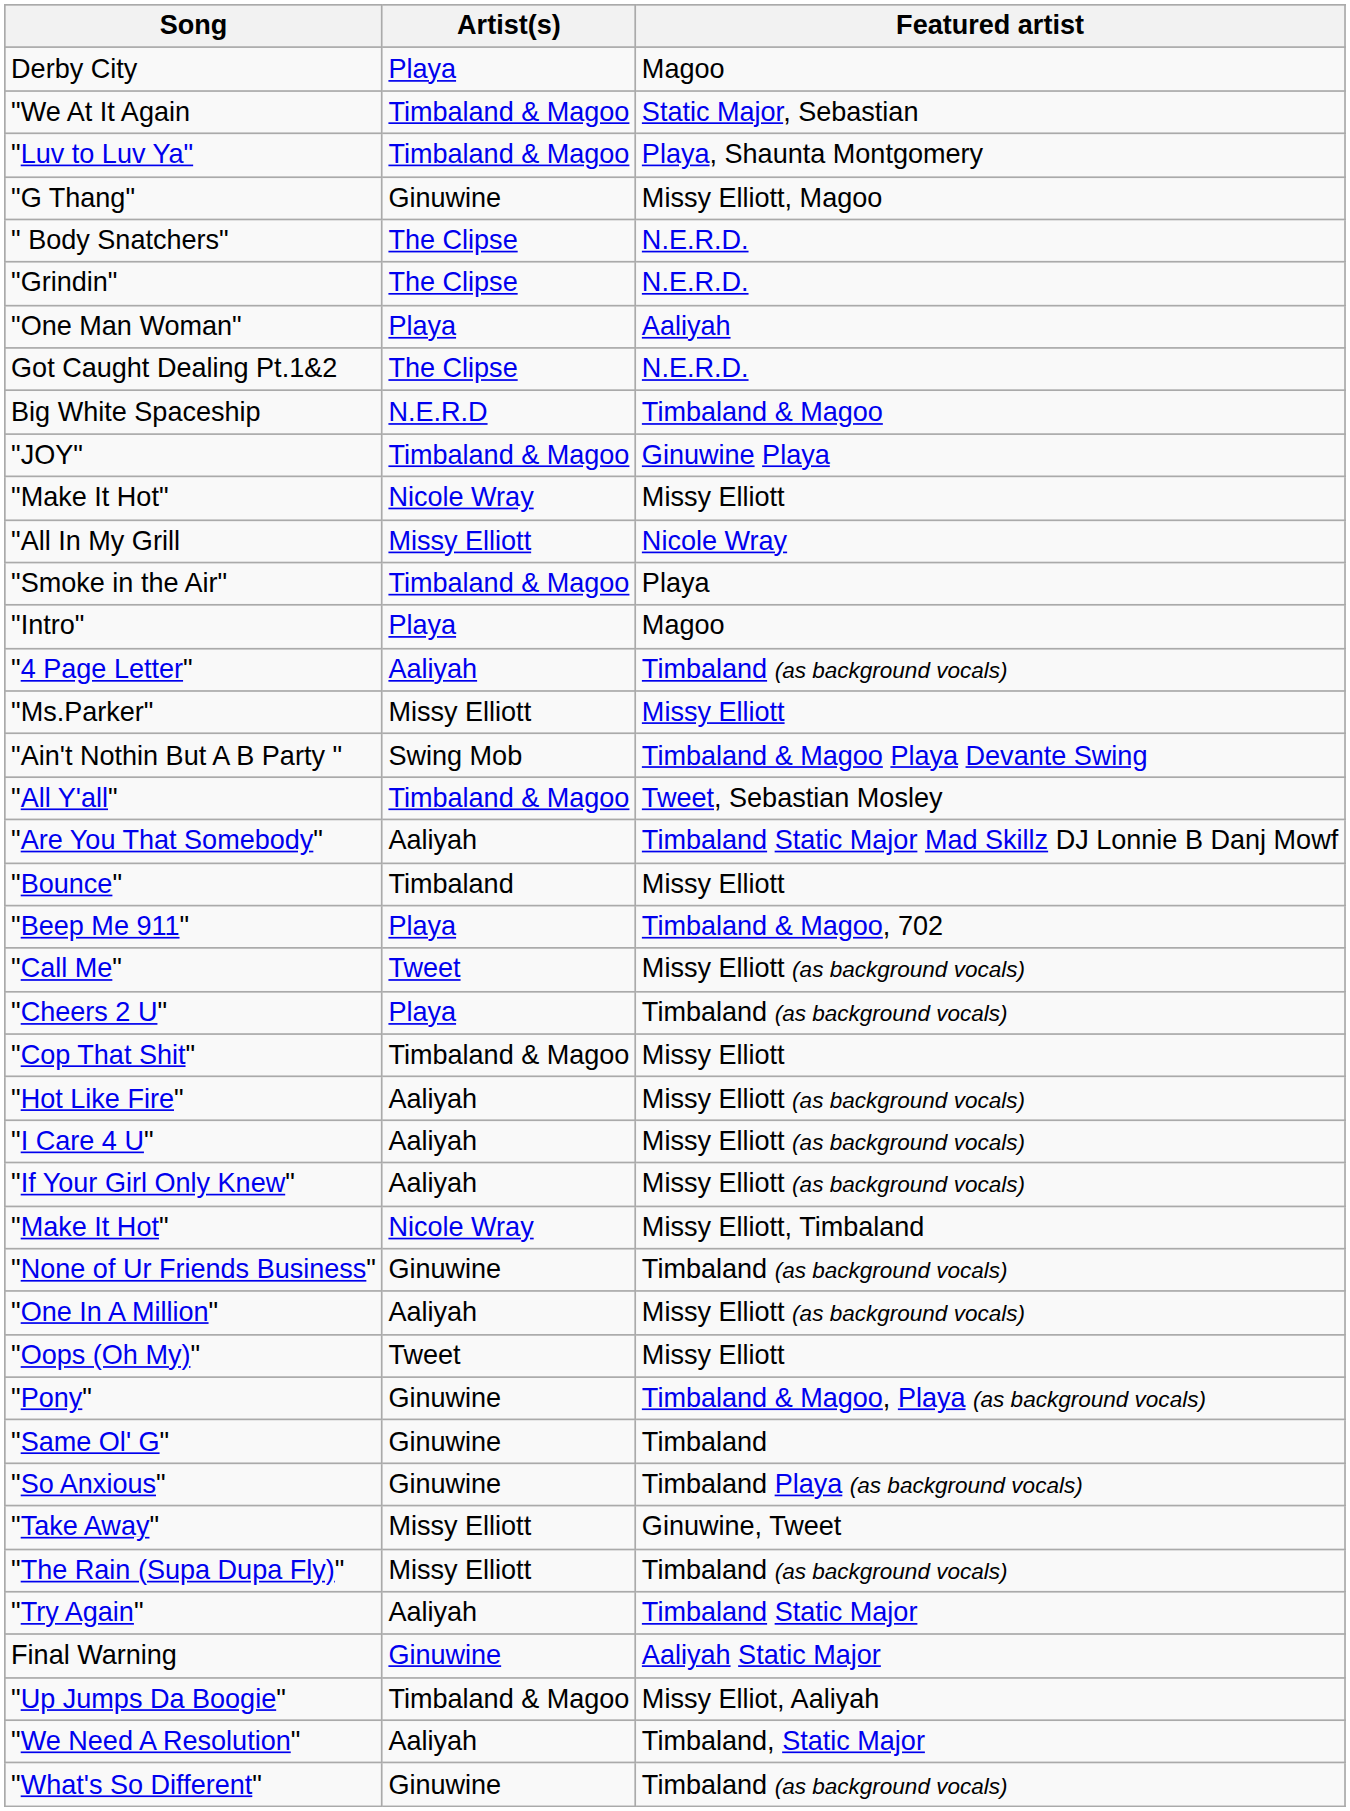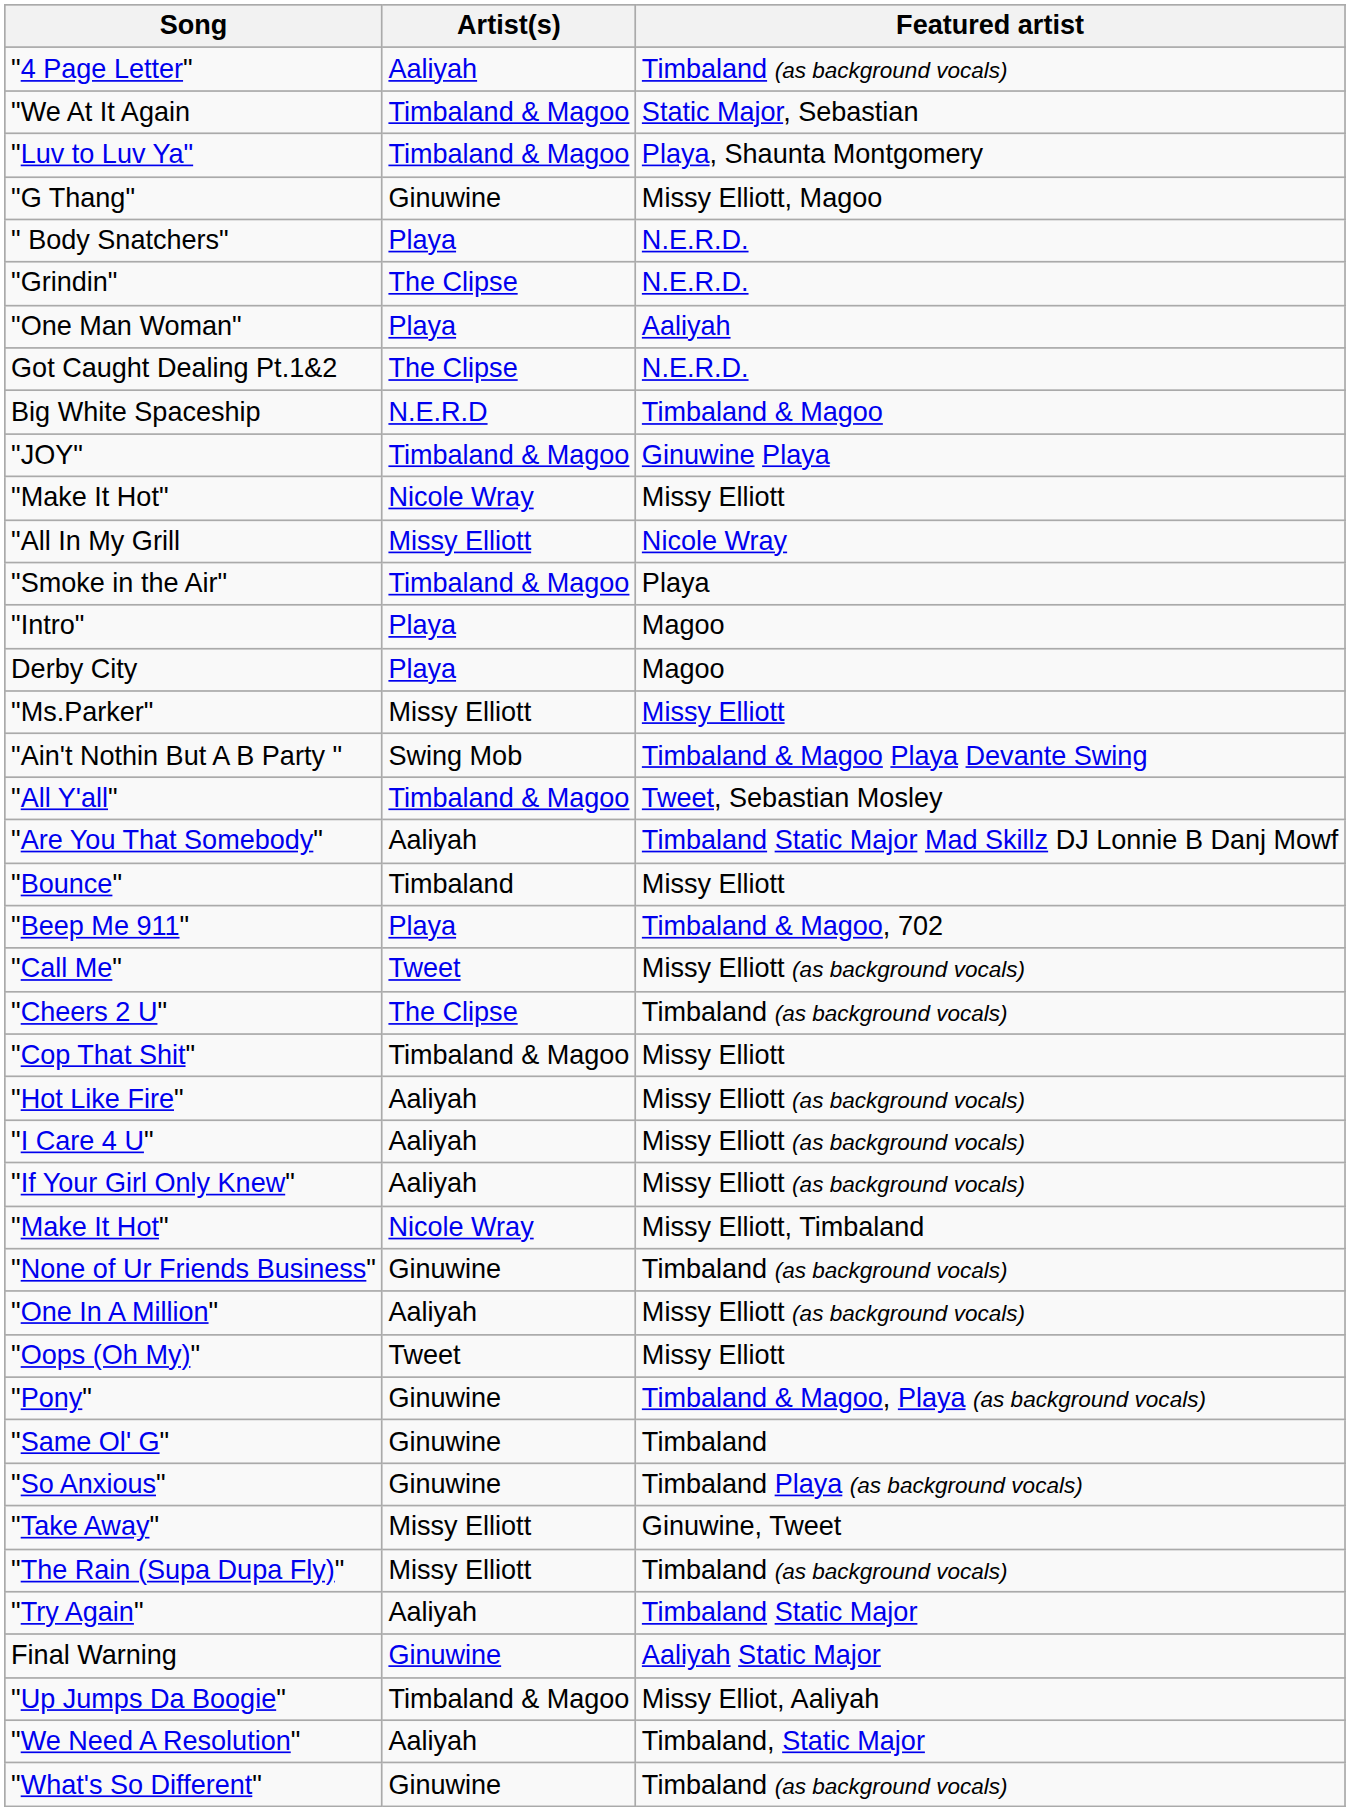rows swapped: (102, 669) <-> (74, 68)
(453, 240) The Clipse -> (422, 240) Playa
(422, 1012) Playa -> (453, 1012) The Clipse
